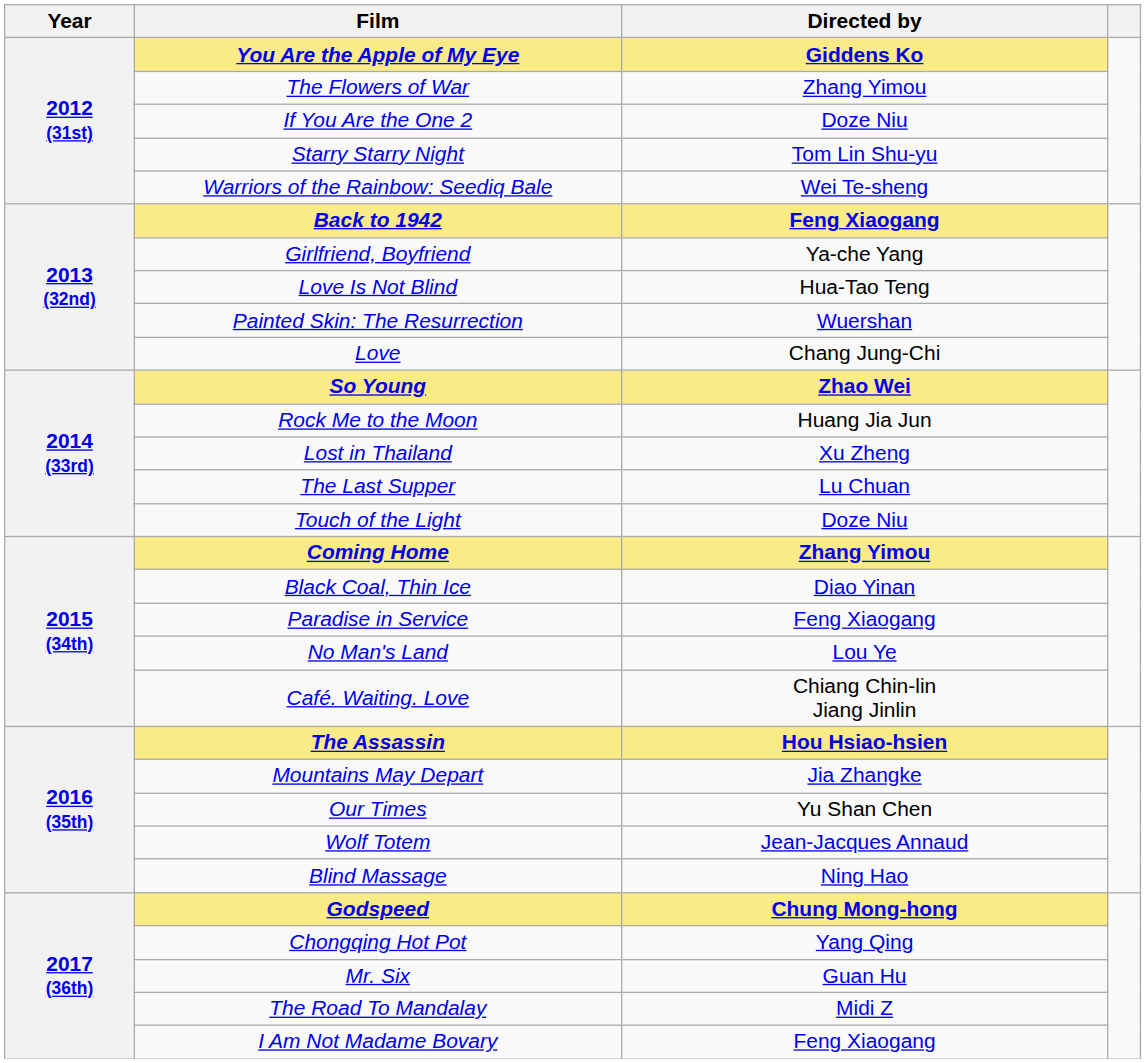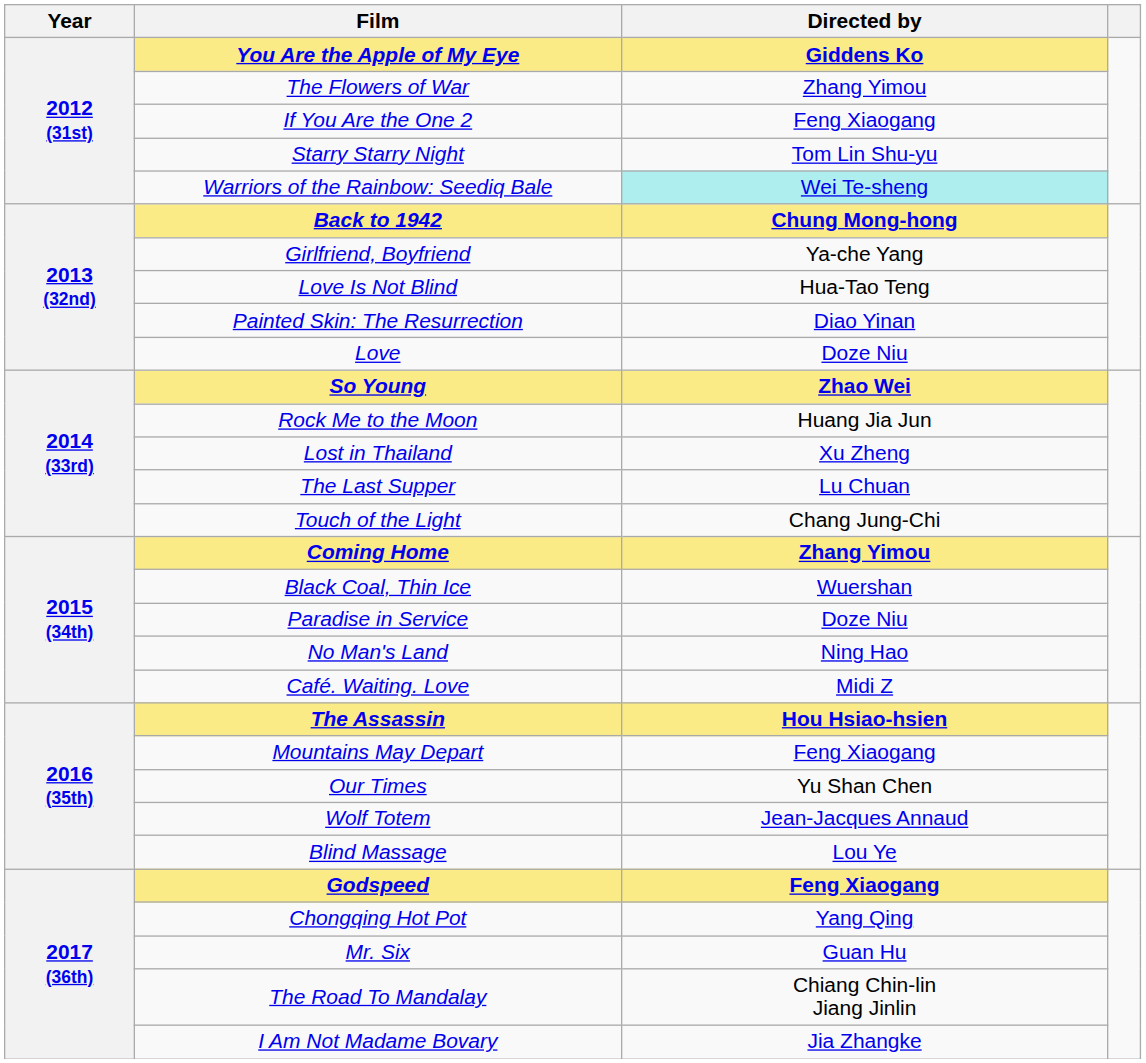(865, 120) Doze Niu -> (865, 120) Feng Xiaogang
(865, 187) no background -> (865, 187) paleturquoise background
(865, 220) Feng Xiaogang -> (865, 220) Chung Mong-hong
(865, 320) Wuershan -> (865, 320) Diao Yinan
(865, 353) Chang Jung-Chi -> (865, 353) Doze Niu
(865, 519) Doze Niu -> (865, 519) Chang Jung-Chi
(865, 586) Diao Yinan -> (865, 586) Wuershan
(865, 619) Feng Xiaogang -> (865, 619) Doze Niu
(865, 652) Lou Ye -> (865, 652) Ning Hao
(865, 697) Chiang Chin-lin Jiang Jinlin -> (865, 685) Midi Z
(865, 776) Jia Zhangke -> (865, 752) Feng Xiaogang
(865, 875) Ning Hao -> (865, 852) Lou Ye
(865, 908) Chung Mong-hong -> (865, 885) Feng Xiaogang
(865, 1008) Midi Z -> (865, 996) Chiang Chin-lin Jiang Jinlin
(865, 1041) Feng Xiaogang -> (865, 1041) Jia Zhangke
